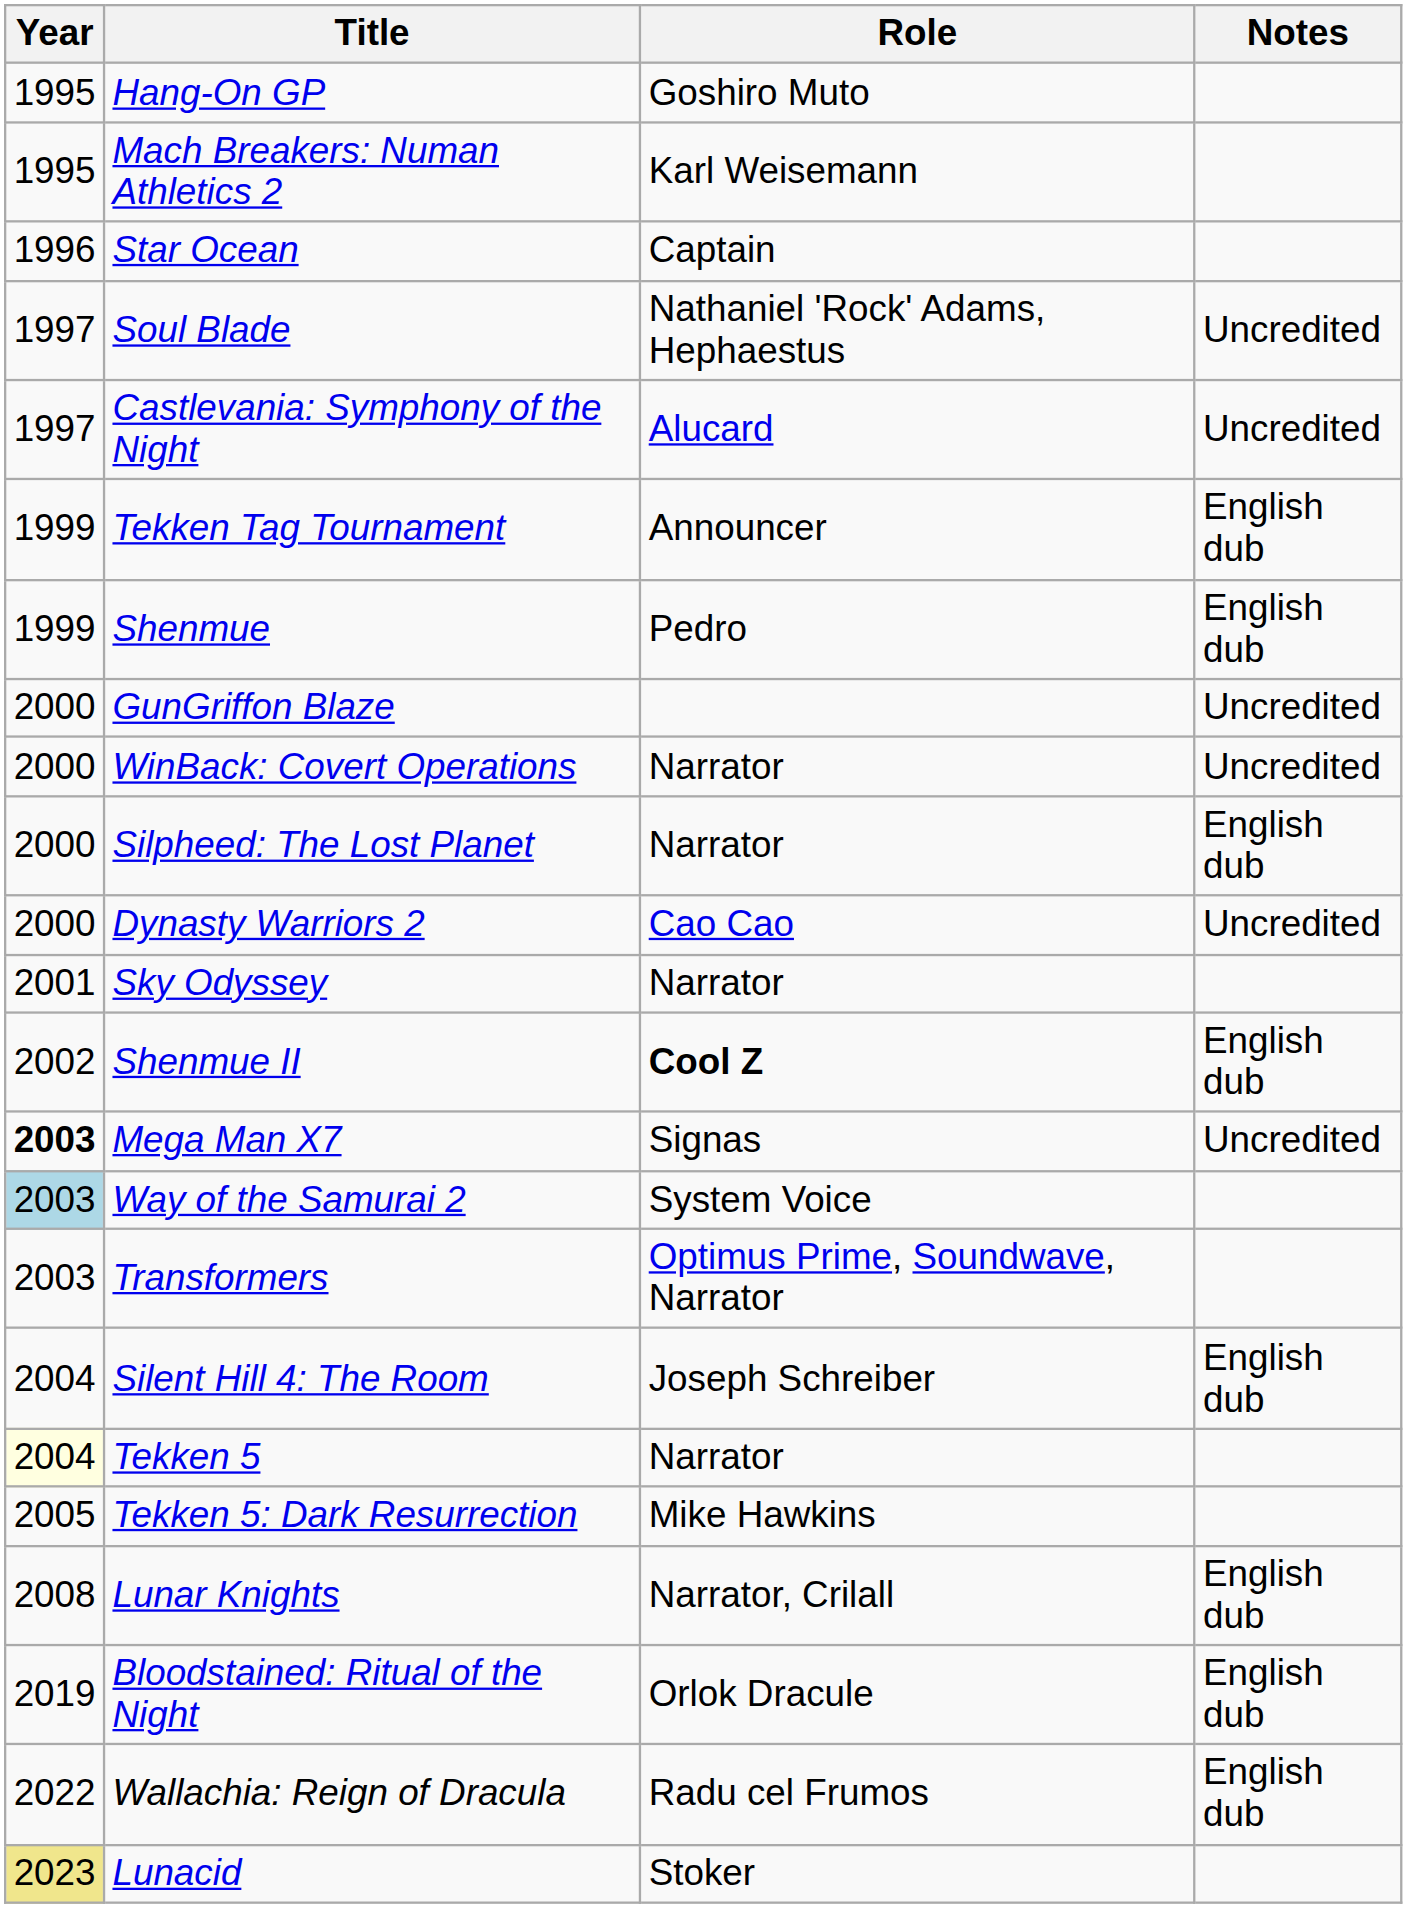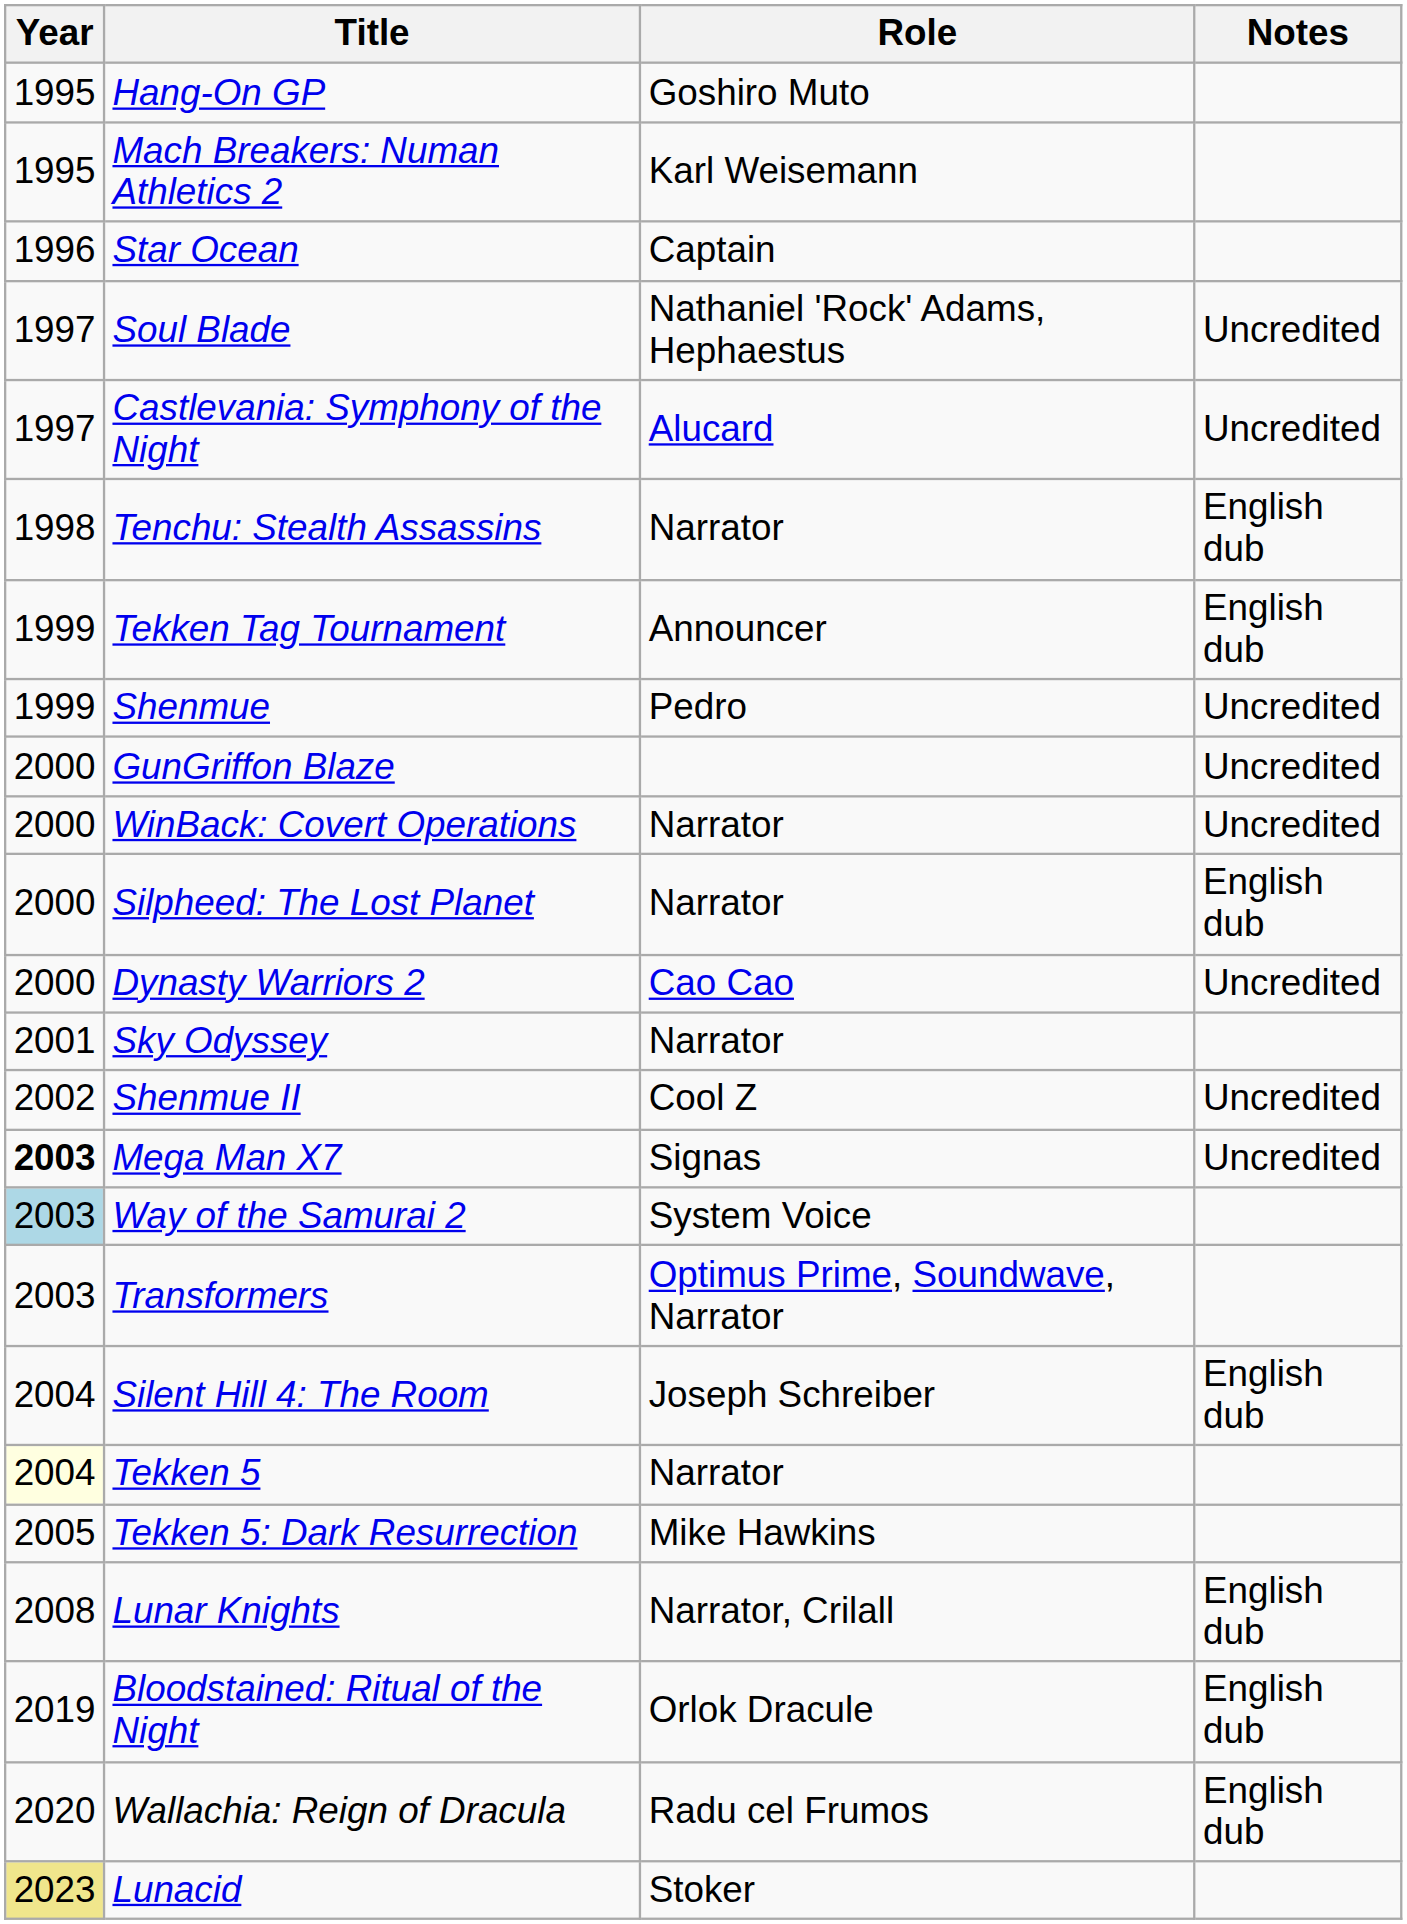+ row: (327, 528)
(1263, 628) English dub -> (1292, 707) Uncredited
(706, 1061) bold -> (703, 1099) normal
(1263, 1061) English dub -> (1292, 1099) Uncredited
(55, 1793) 2022 -> (55, 1810) 2020
